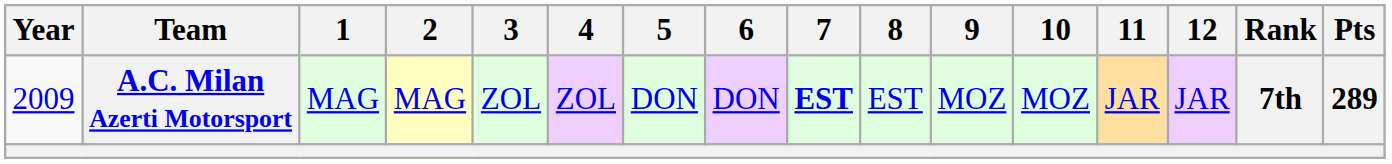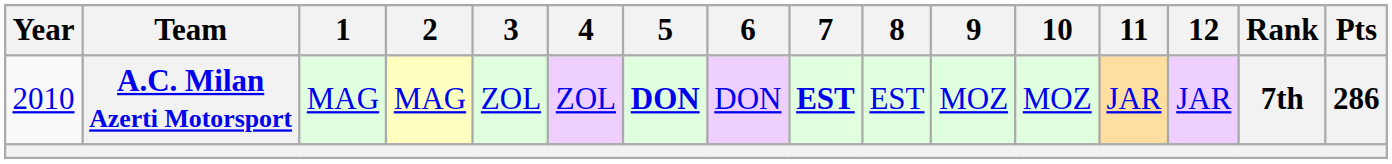(43, 99) 2009 -> (43, 99) 2010
(664, 99) normal -> (665, 99) bold
(1355, 99) 289 -> (1356, 99) 286
